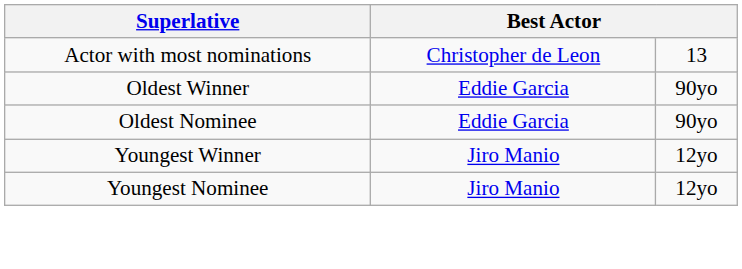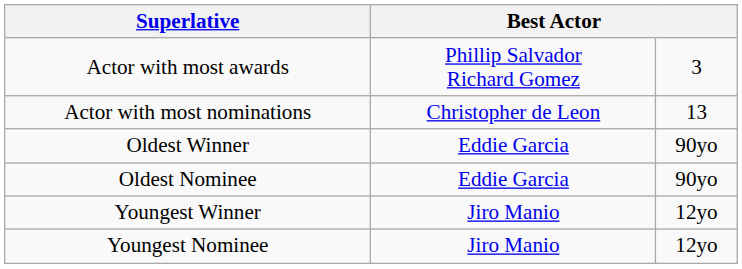+ row: (188, 66)
